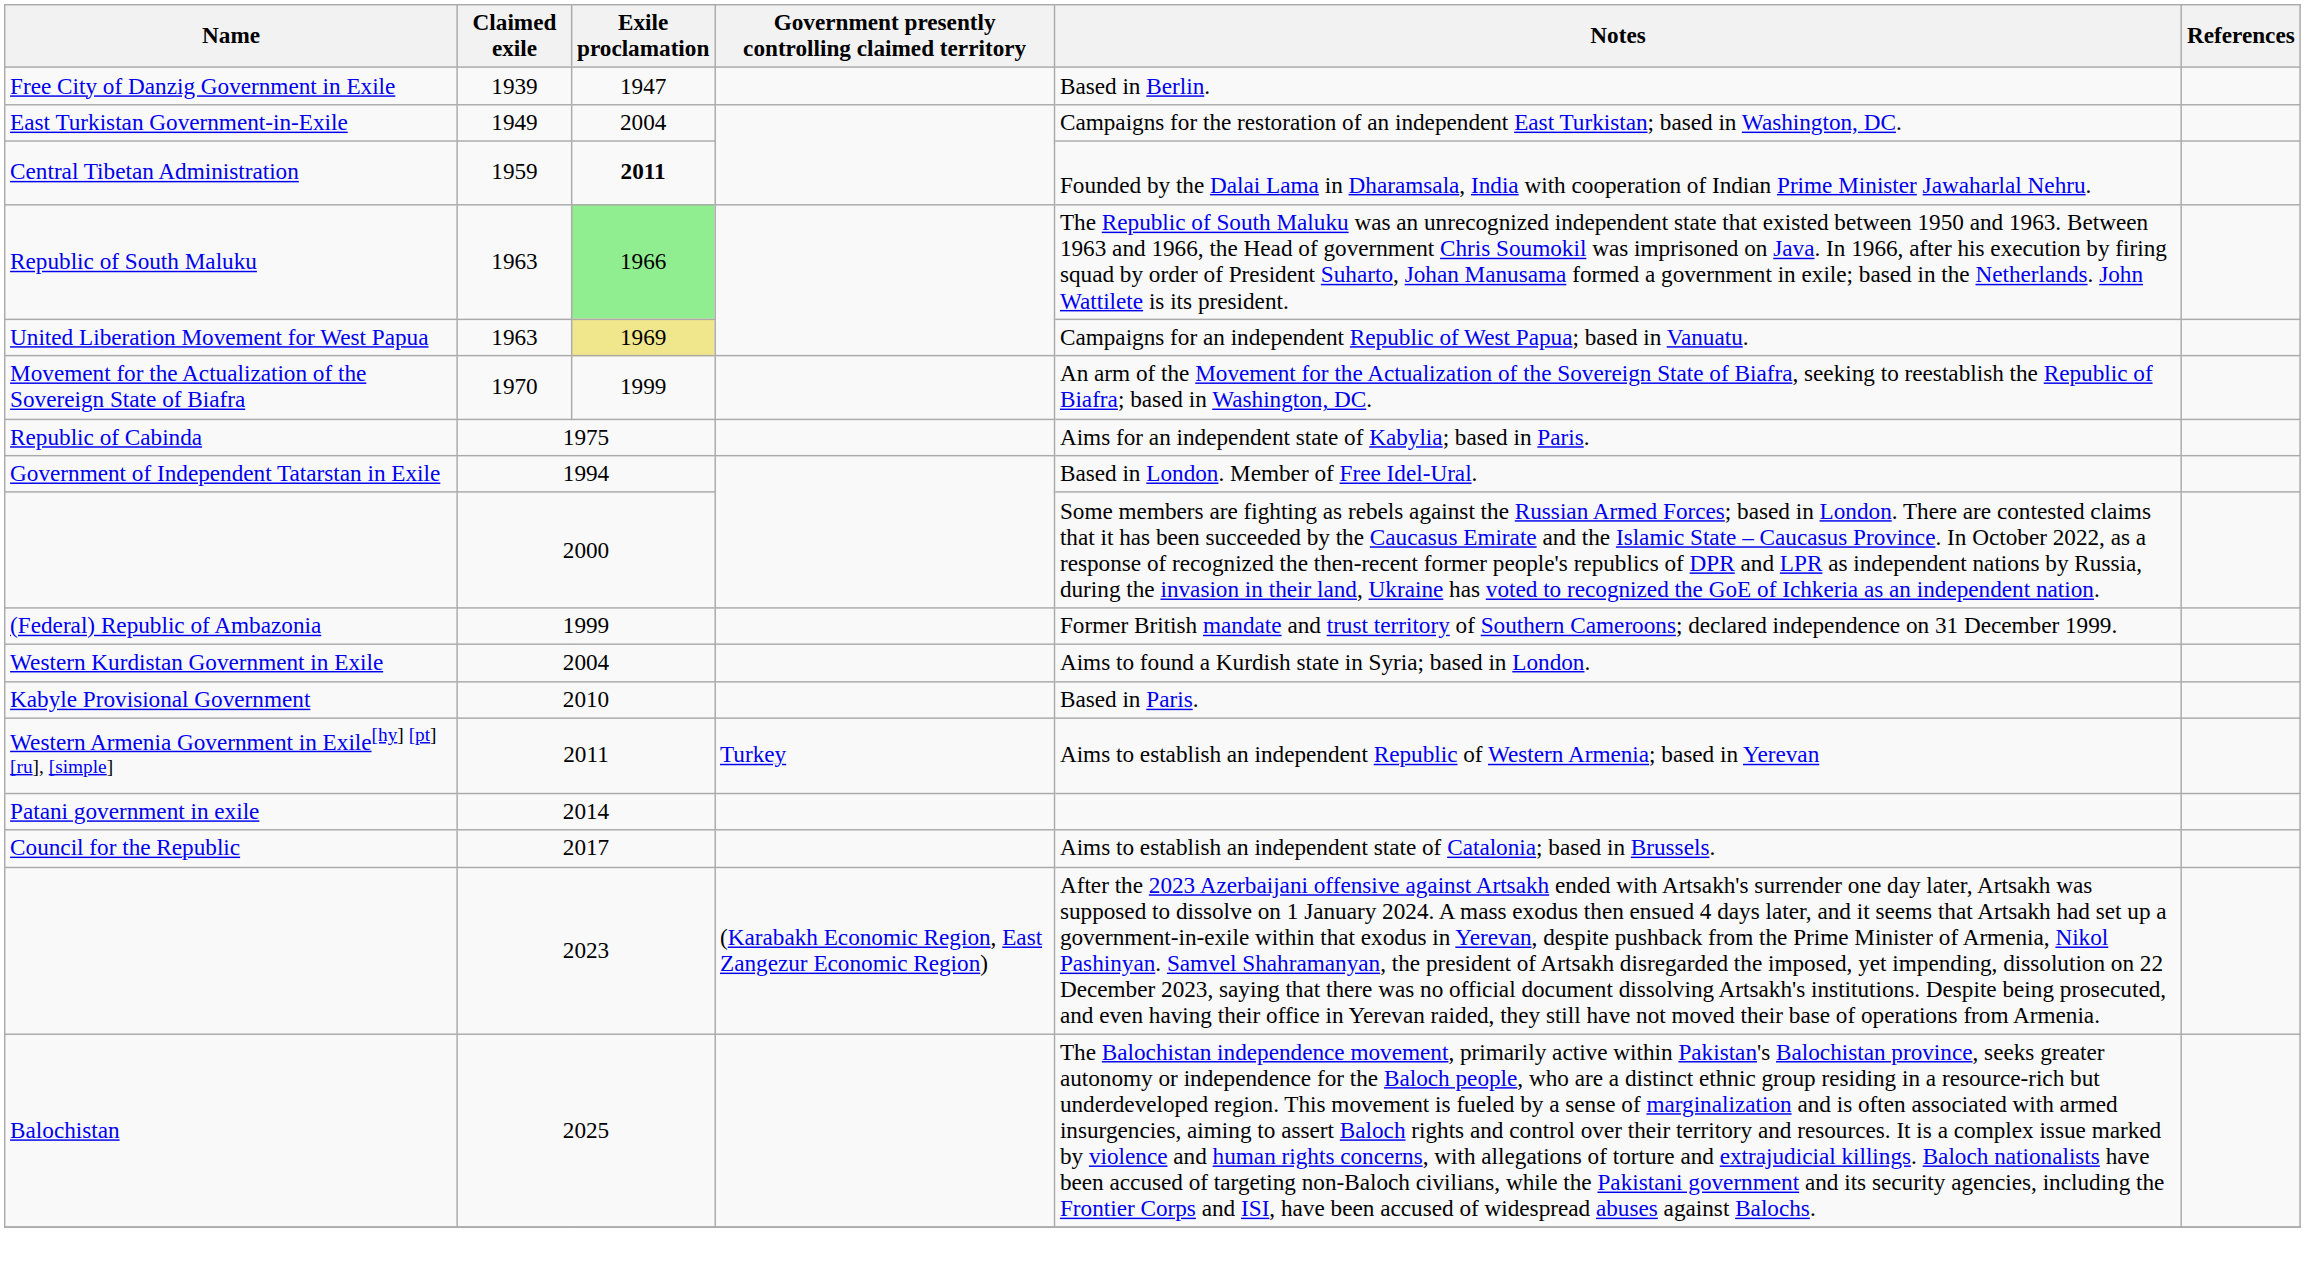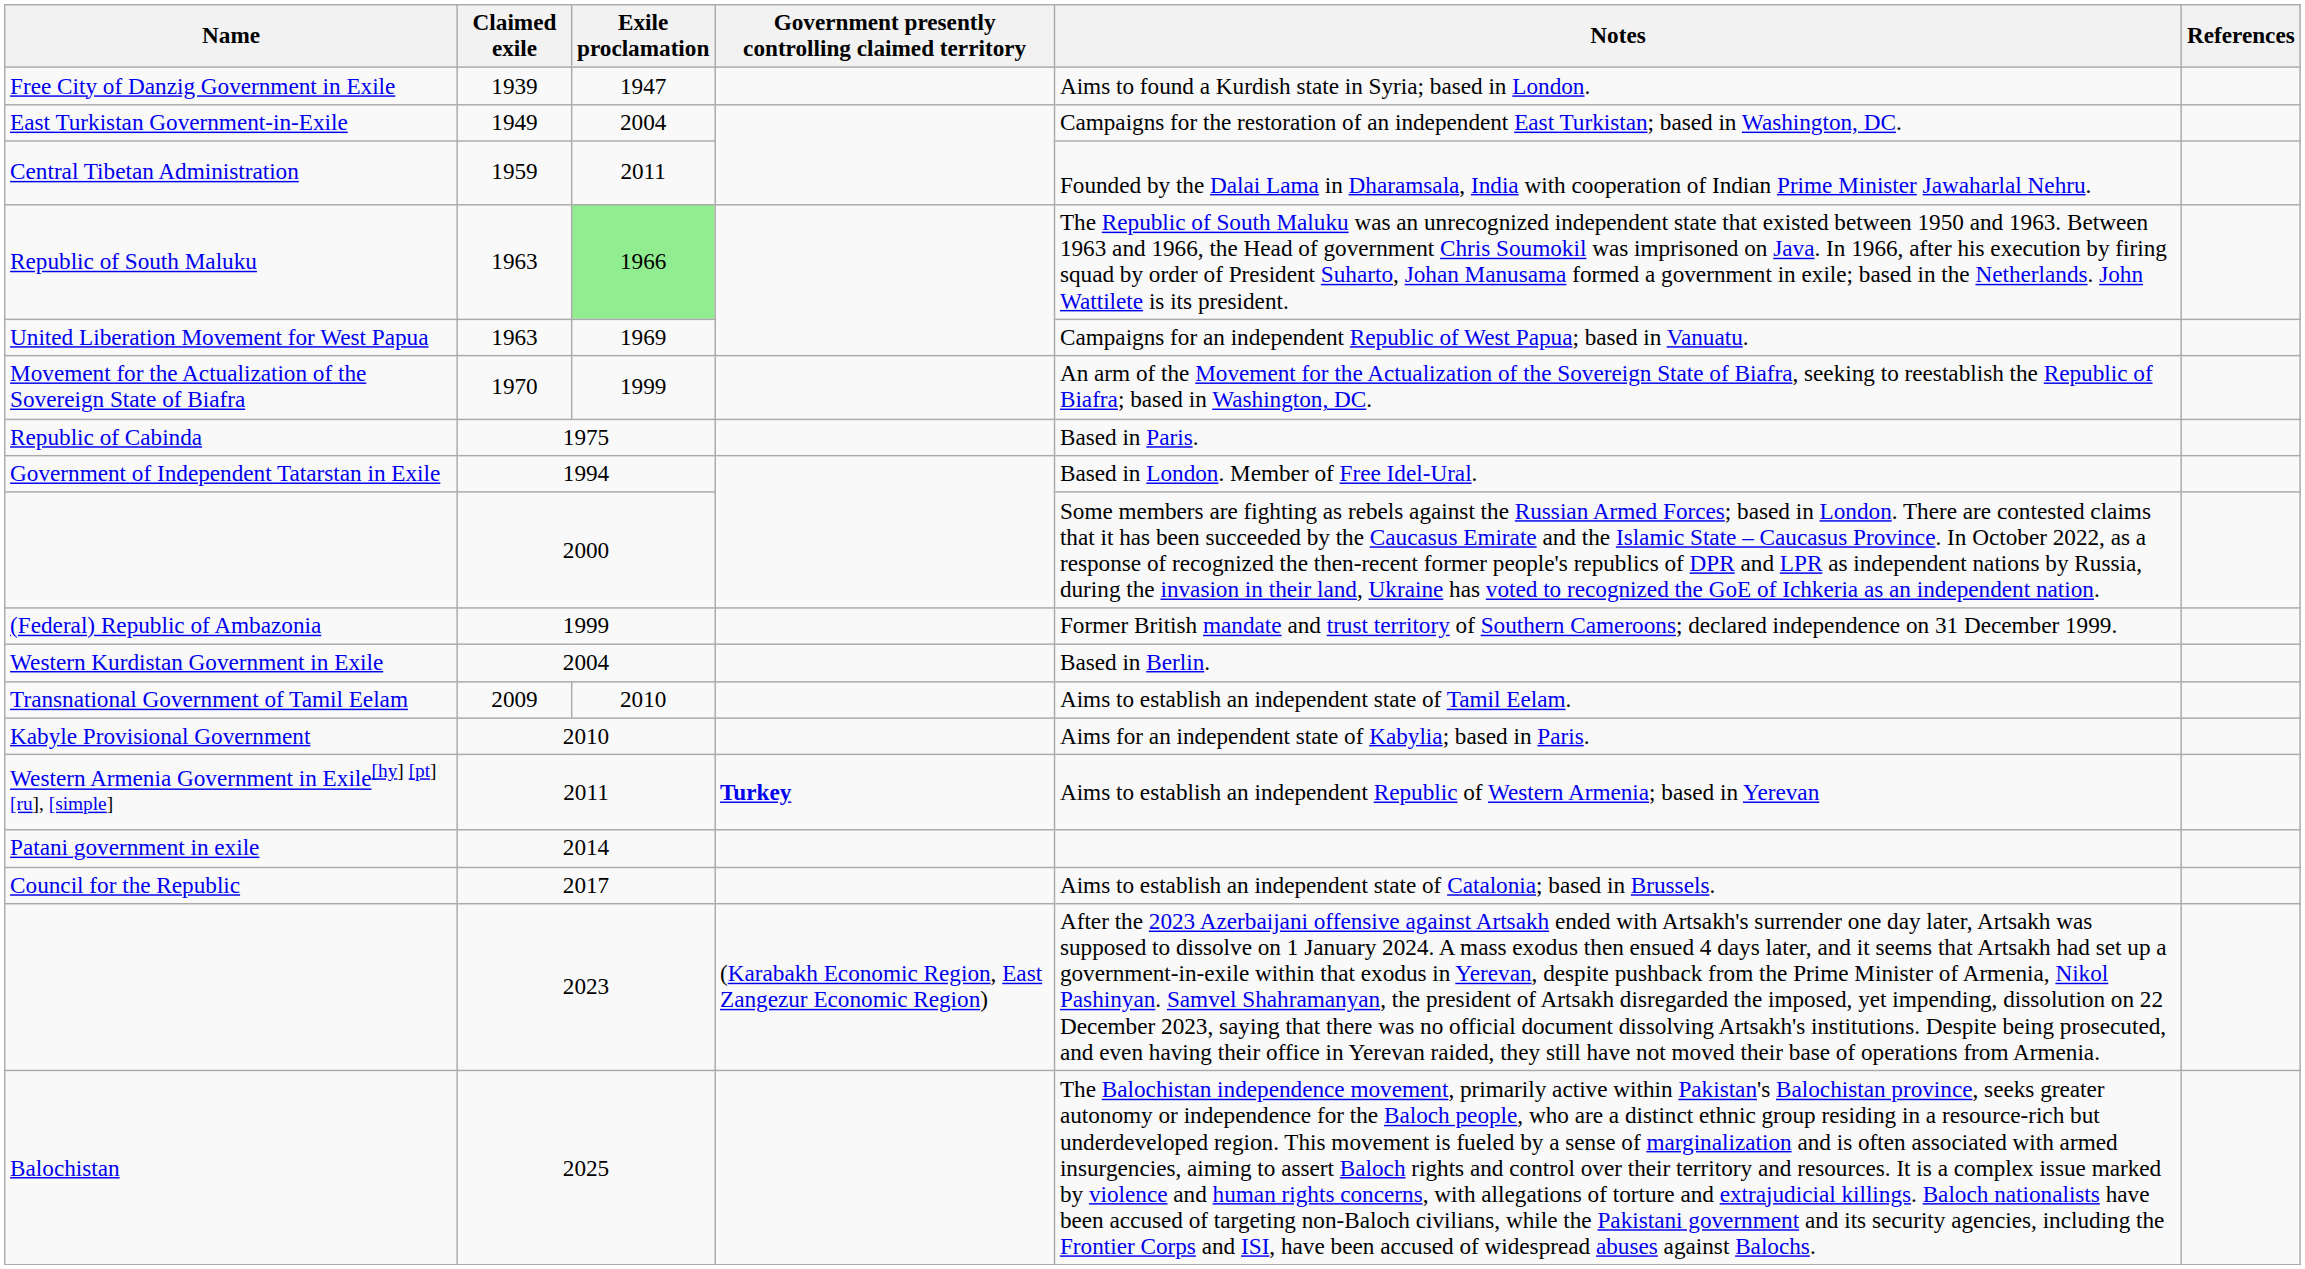(1135, 85) Based in Berlin. -> (1325, 85) Aims to found a Kurdish state in Syria; based in London.
(643, 172) bold -> (643, 172) normal
(643, 337) khaki background -> (643, 337) no background
(1325, 437) Aims for an independent state of Kabylia; based in Paris. -> (1129, 437) Based in Paris.
(1325, 662) Aims to found a Kurdish state in Syria; based in London. -> (1135, 662) Based in Berlin.
+ row: (209, 699)
(1129, 699) Based in Paris. -> (1325, 736) Aims for an independent state of Kabylia; based in Paris.
(753, 755) normal -> (756, 792) bold
